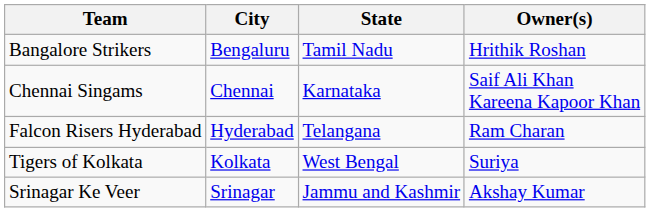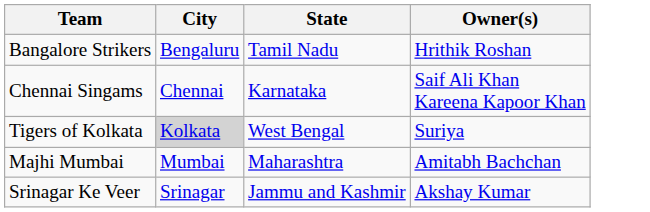- row: (105, 131)
(240, 161) no background -> (190, 131) lightgrey background
+ row: (66, 161)
